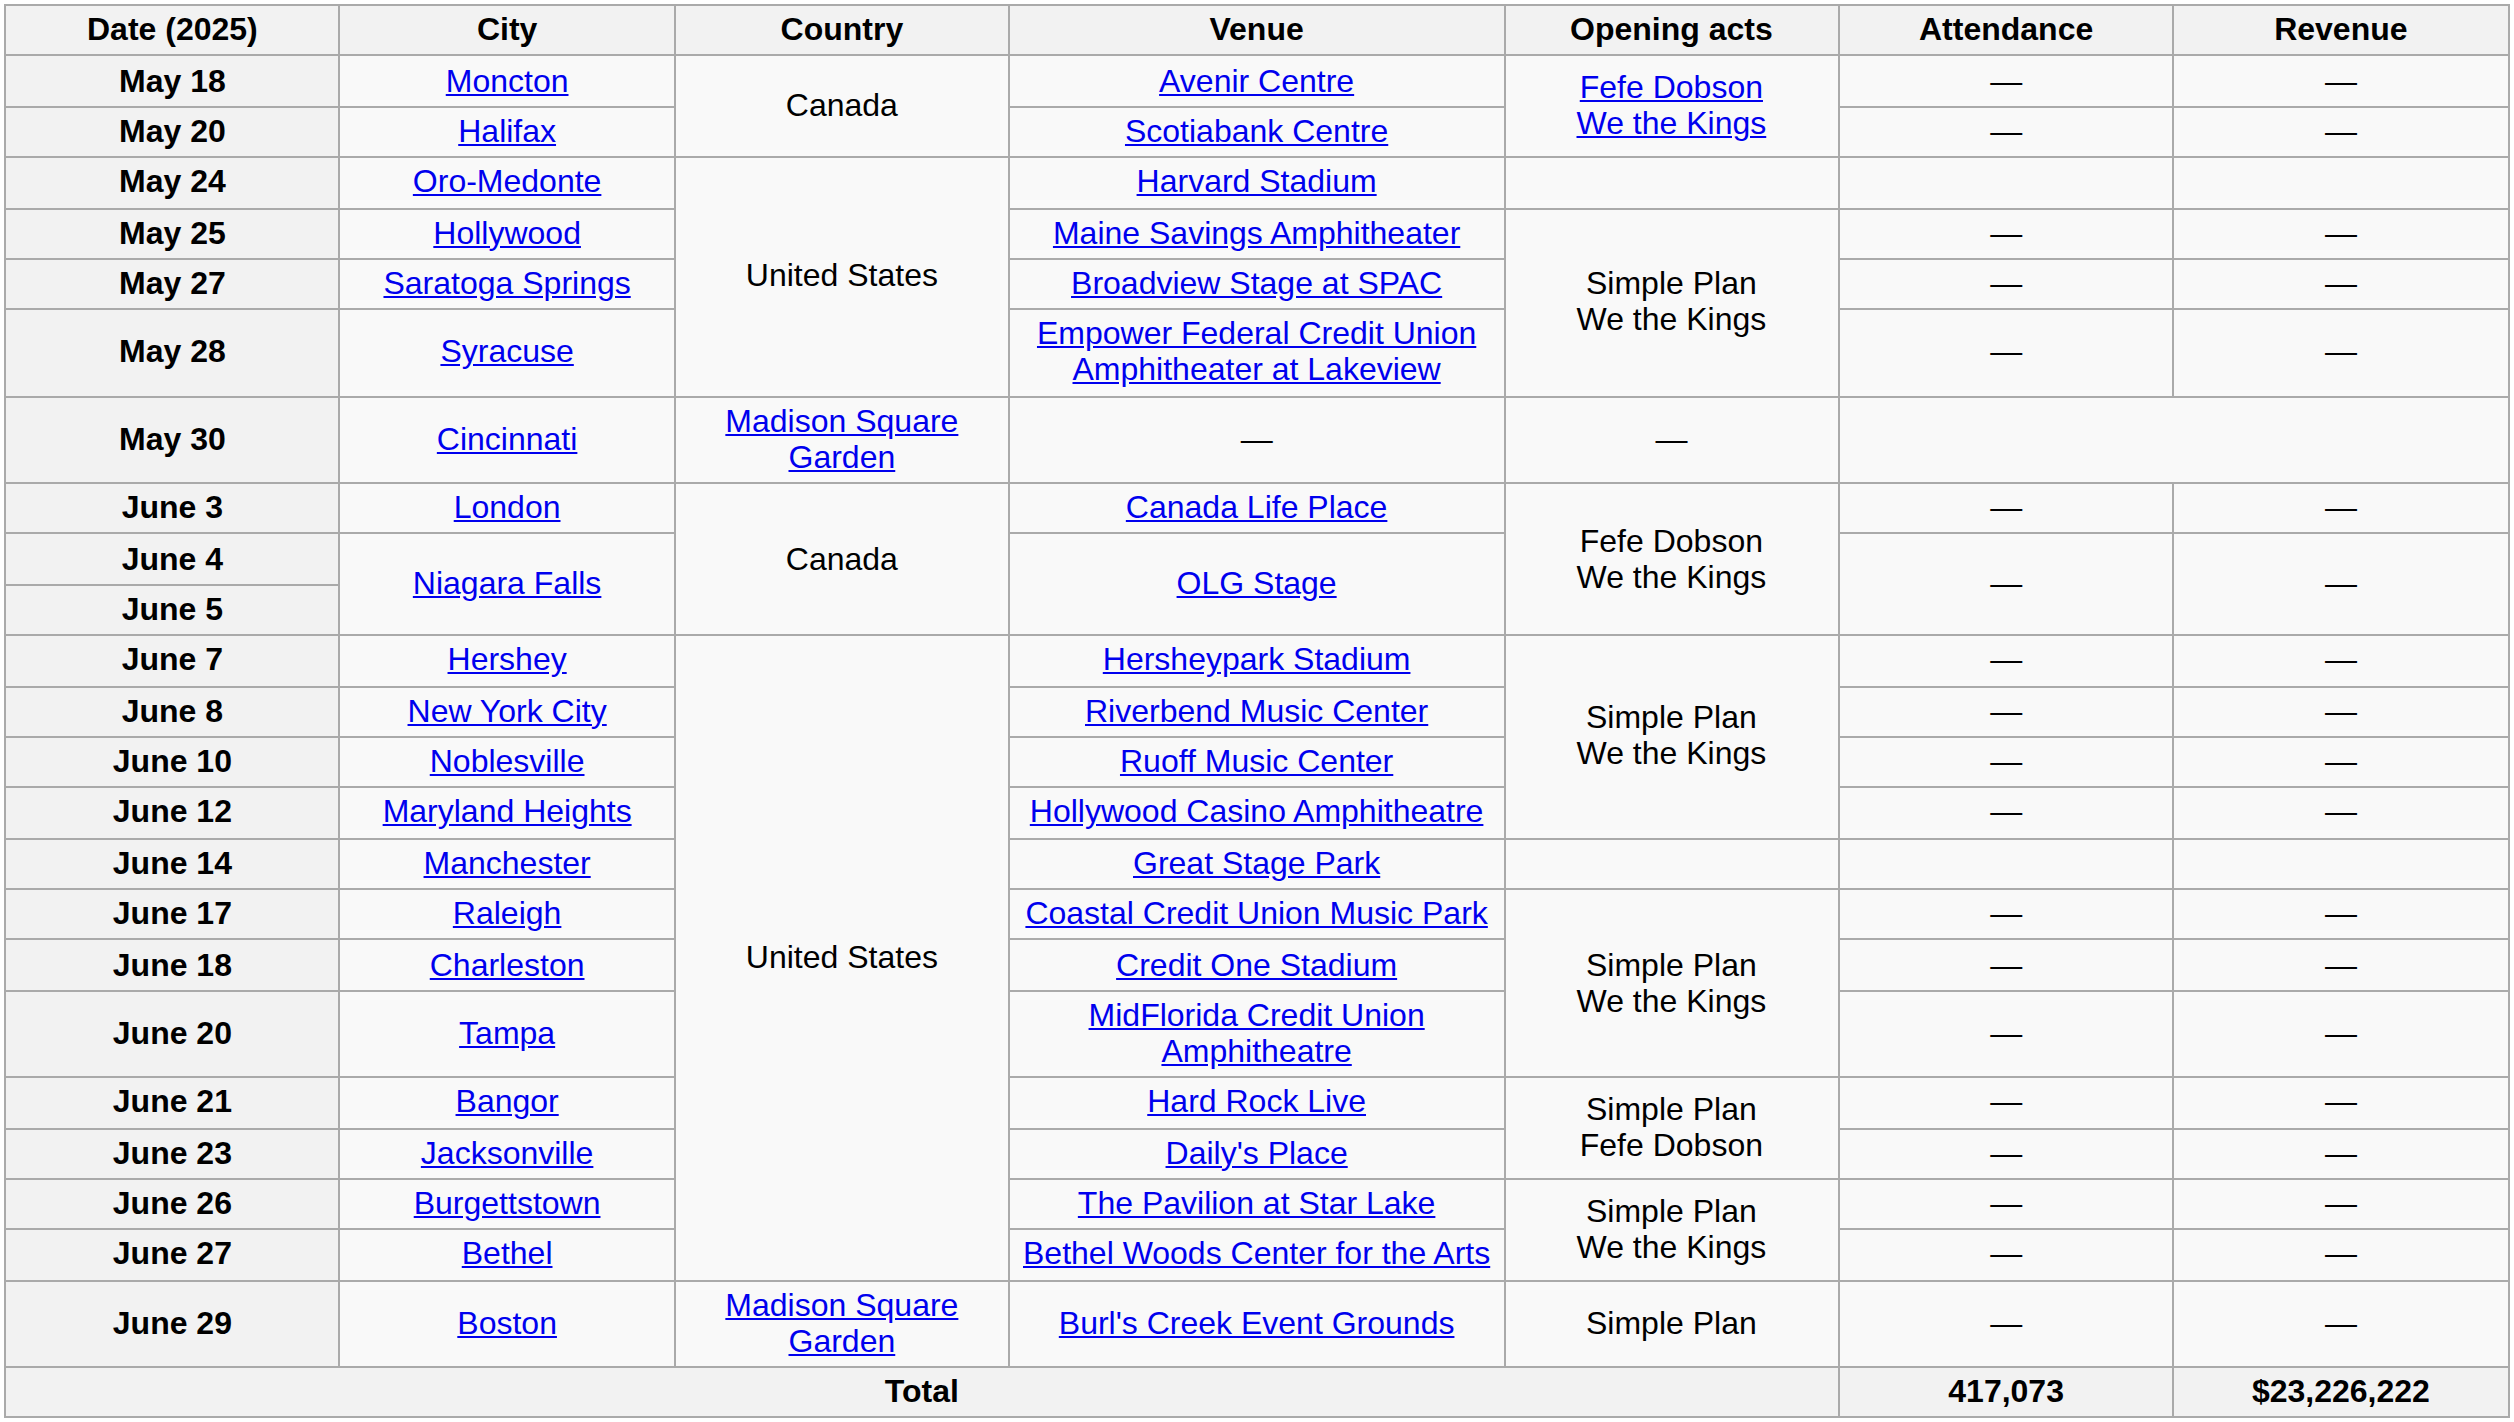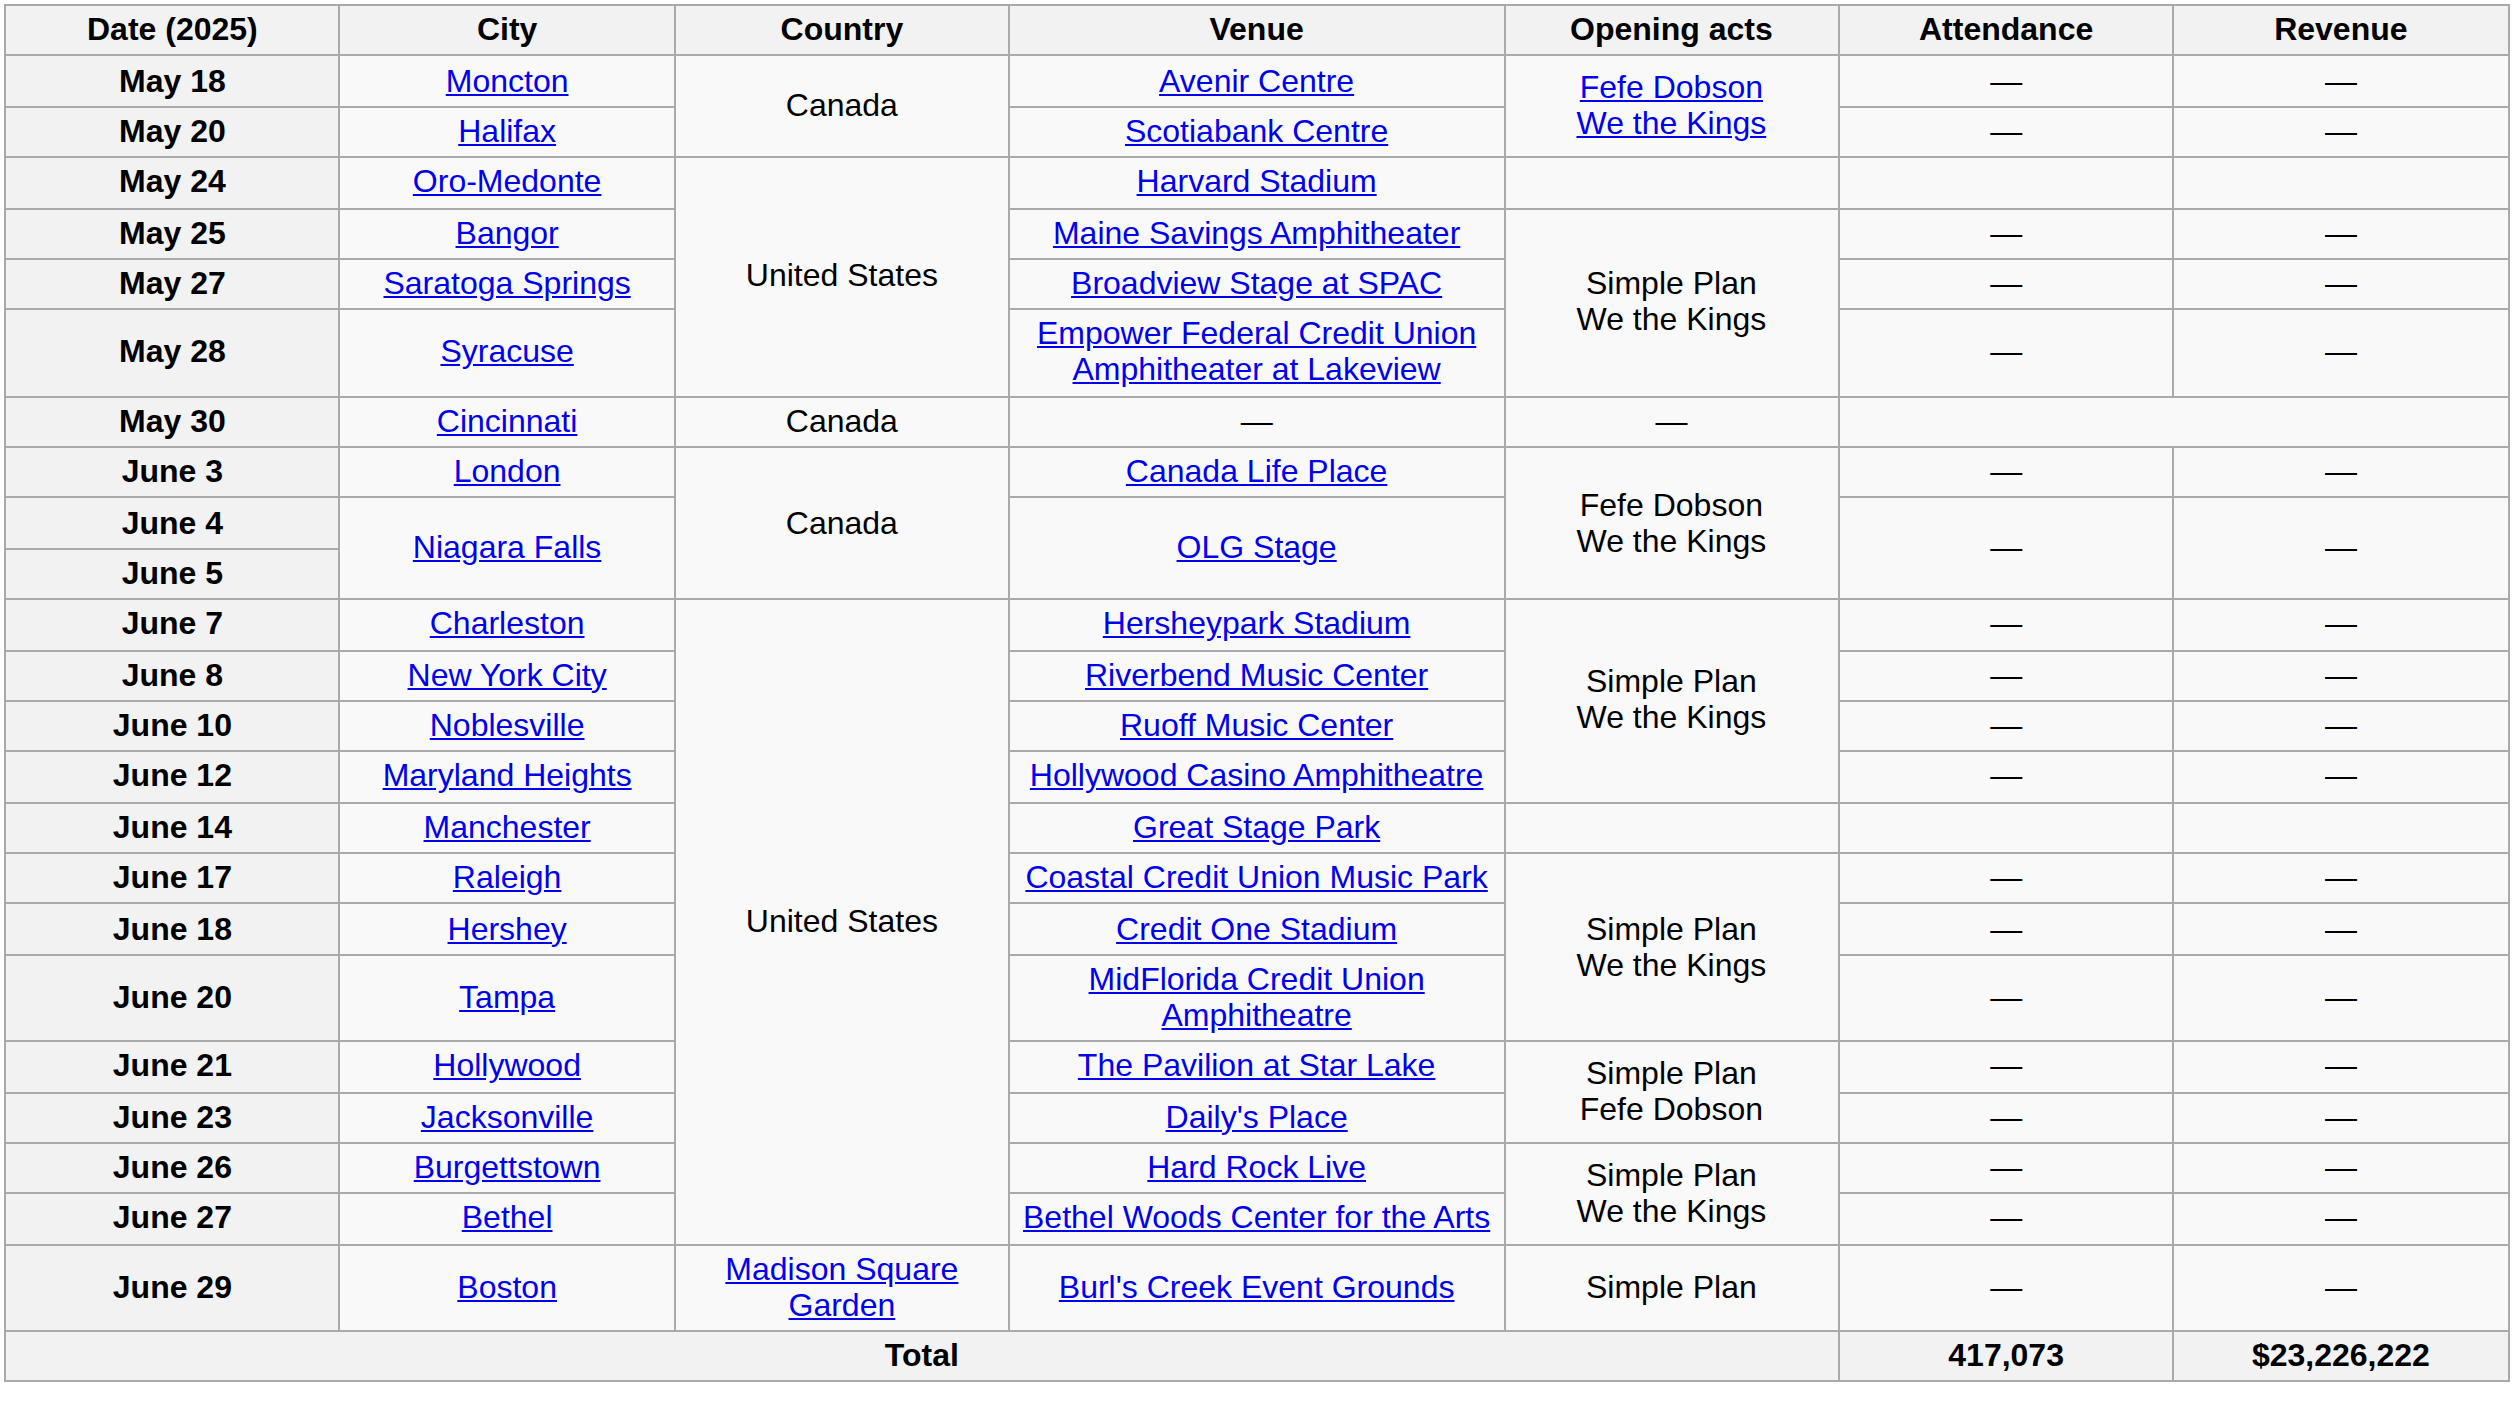(507, 232) Hollywood -> (507, 232) Bangor
(842, 439) Madison Square Garden -> (842, 421) Canada
(507, 660) Hershey -> (507, 624) Charleston
(507, 964) Charleston -> (507, 928) Hershey
(507, 1102) Bangor -> (507, 1066) Hollywood
(1257, 1102) Hard Rock Live -> (1257, 1066) The Pavilion at Star Lake
(1257, 1203) The Pavilion at Star Lake -> (1257, 1167) Hard Rock Live
